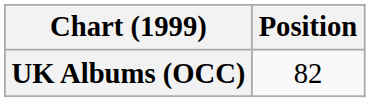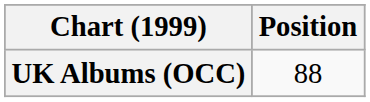(308, 72) 82 -> (308, 72) 88
